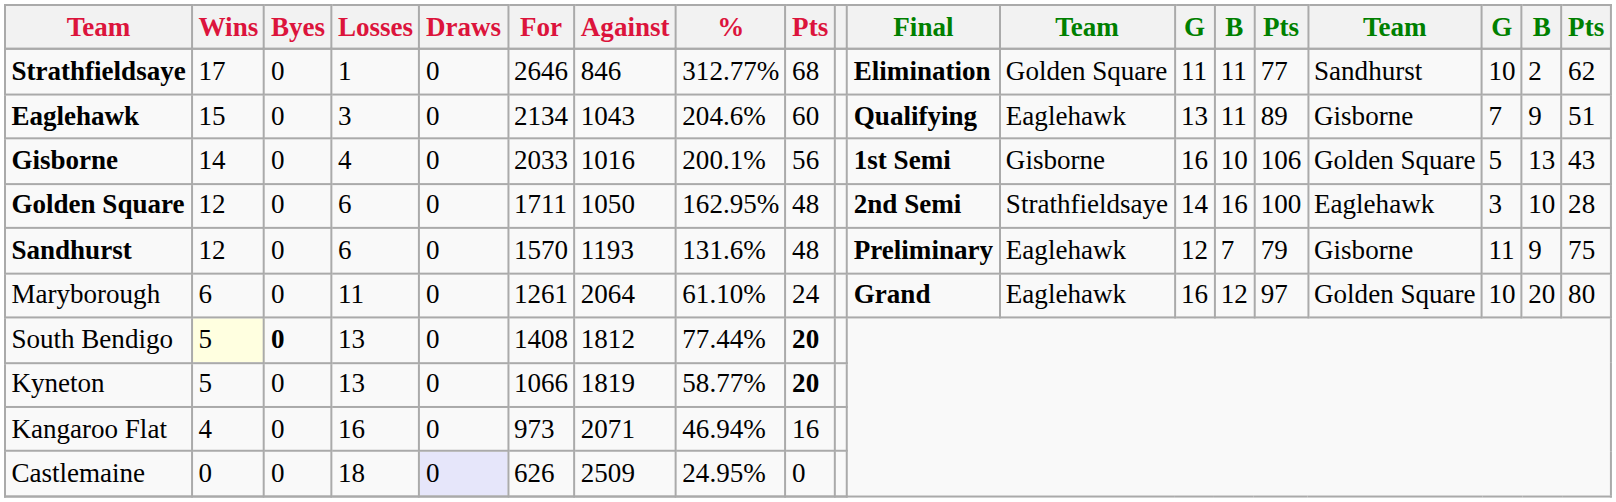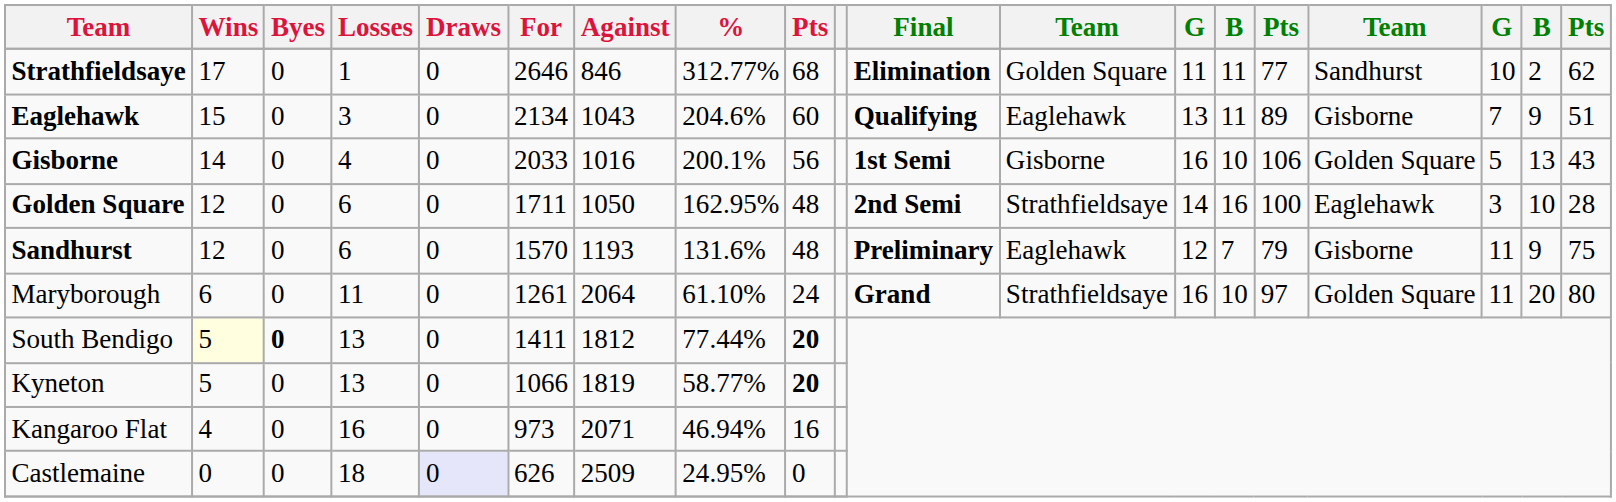(1066, 294) Eaglehawk -> (1087, 294) Strathfieldsaye
(1234, 294) 12 -> (1234, 294) 10
(1502, 294) 10 -> (1501, 294) 11
(541, 338) 1408 -> (540, 338) 1411
